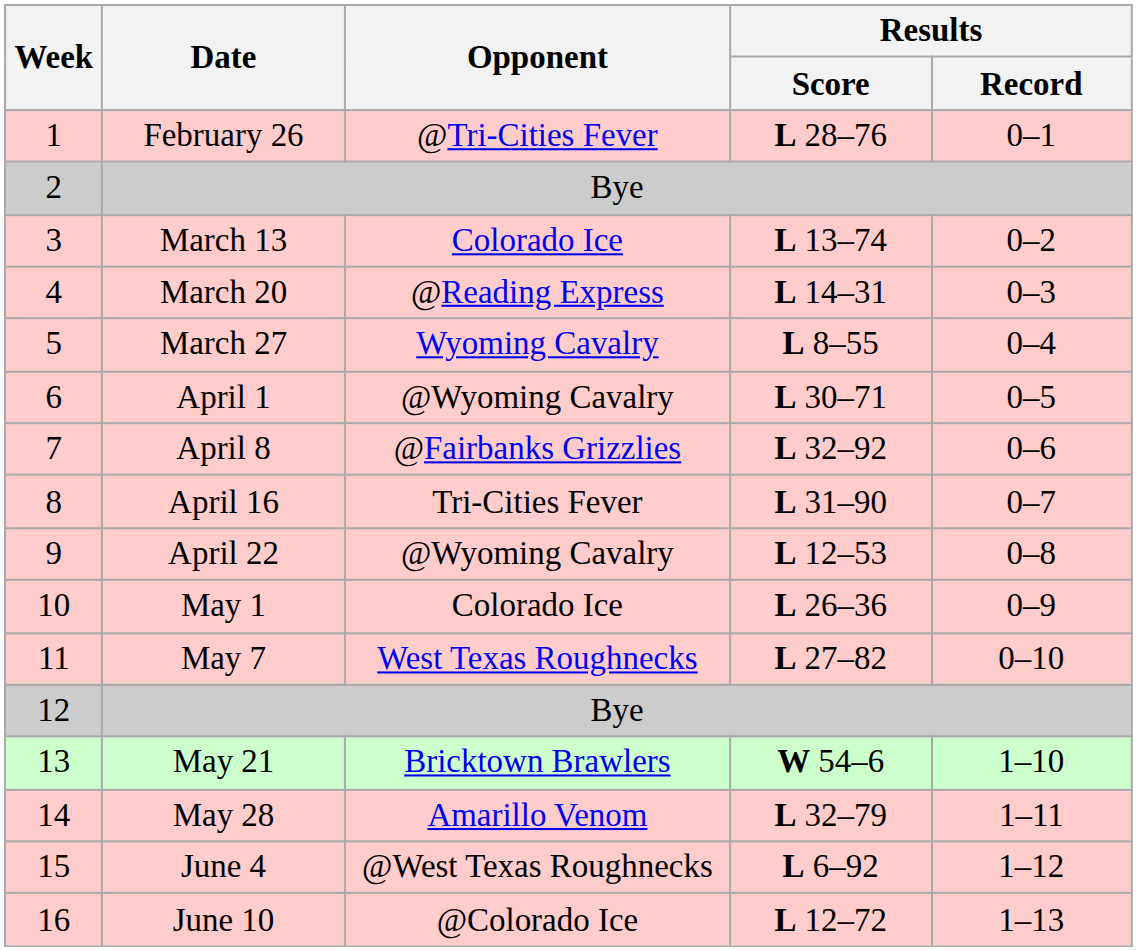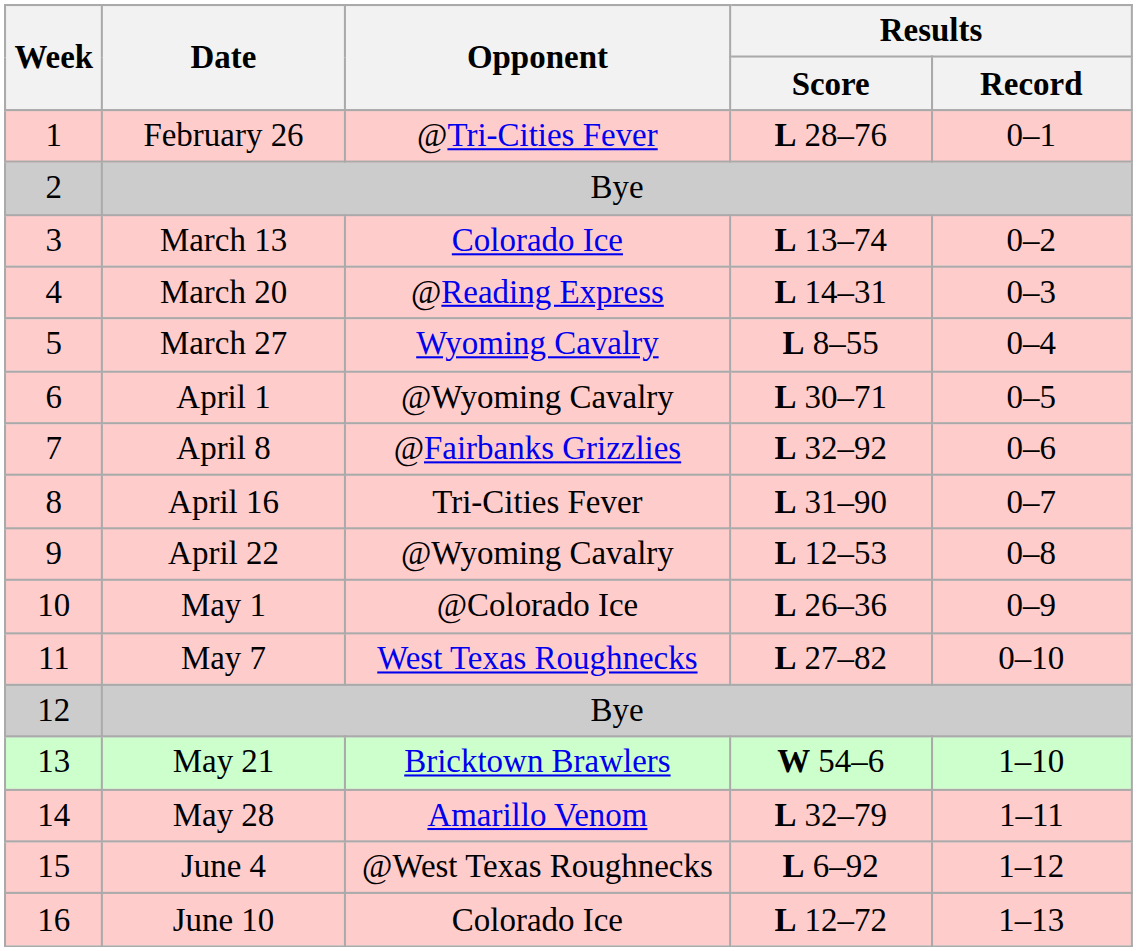(537, 605) Colorado Ice -> (537, 605) @Colorado Ice
(537, 919) @Colorado Ice -> (537, 919) Colorado Ice
